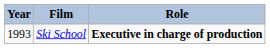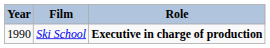(19, 34) 1993 -> (19, 34) 1990
